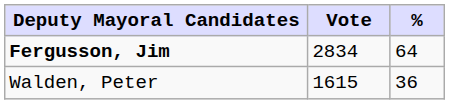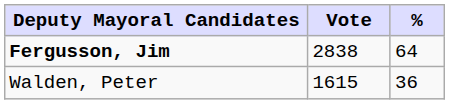(335, 51) 2834 -> (335, 51) 2838
